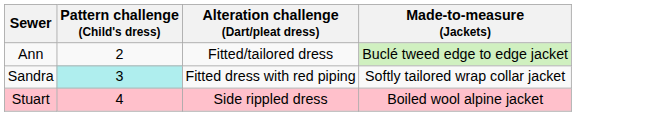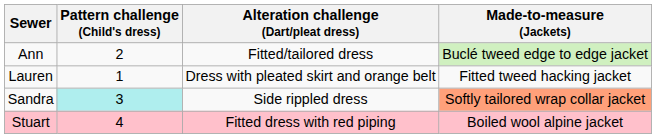+ row: (31, 76)
(271, 76) Fitted dress with red piping -> (311, 99) Side rippled dress
(465, 76) no background -> (545, 99) lightsalmon background
(271, 99) Side rippled dress -> (311, 122) Fitted dress with red piping
